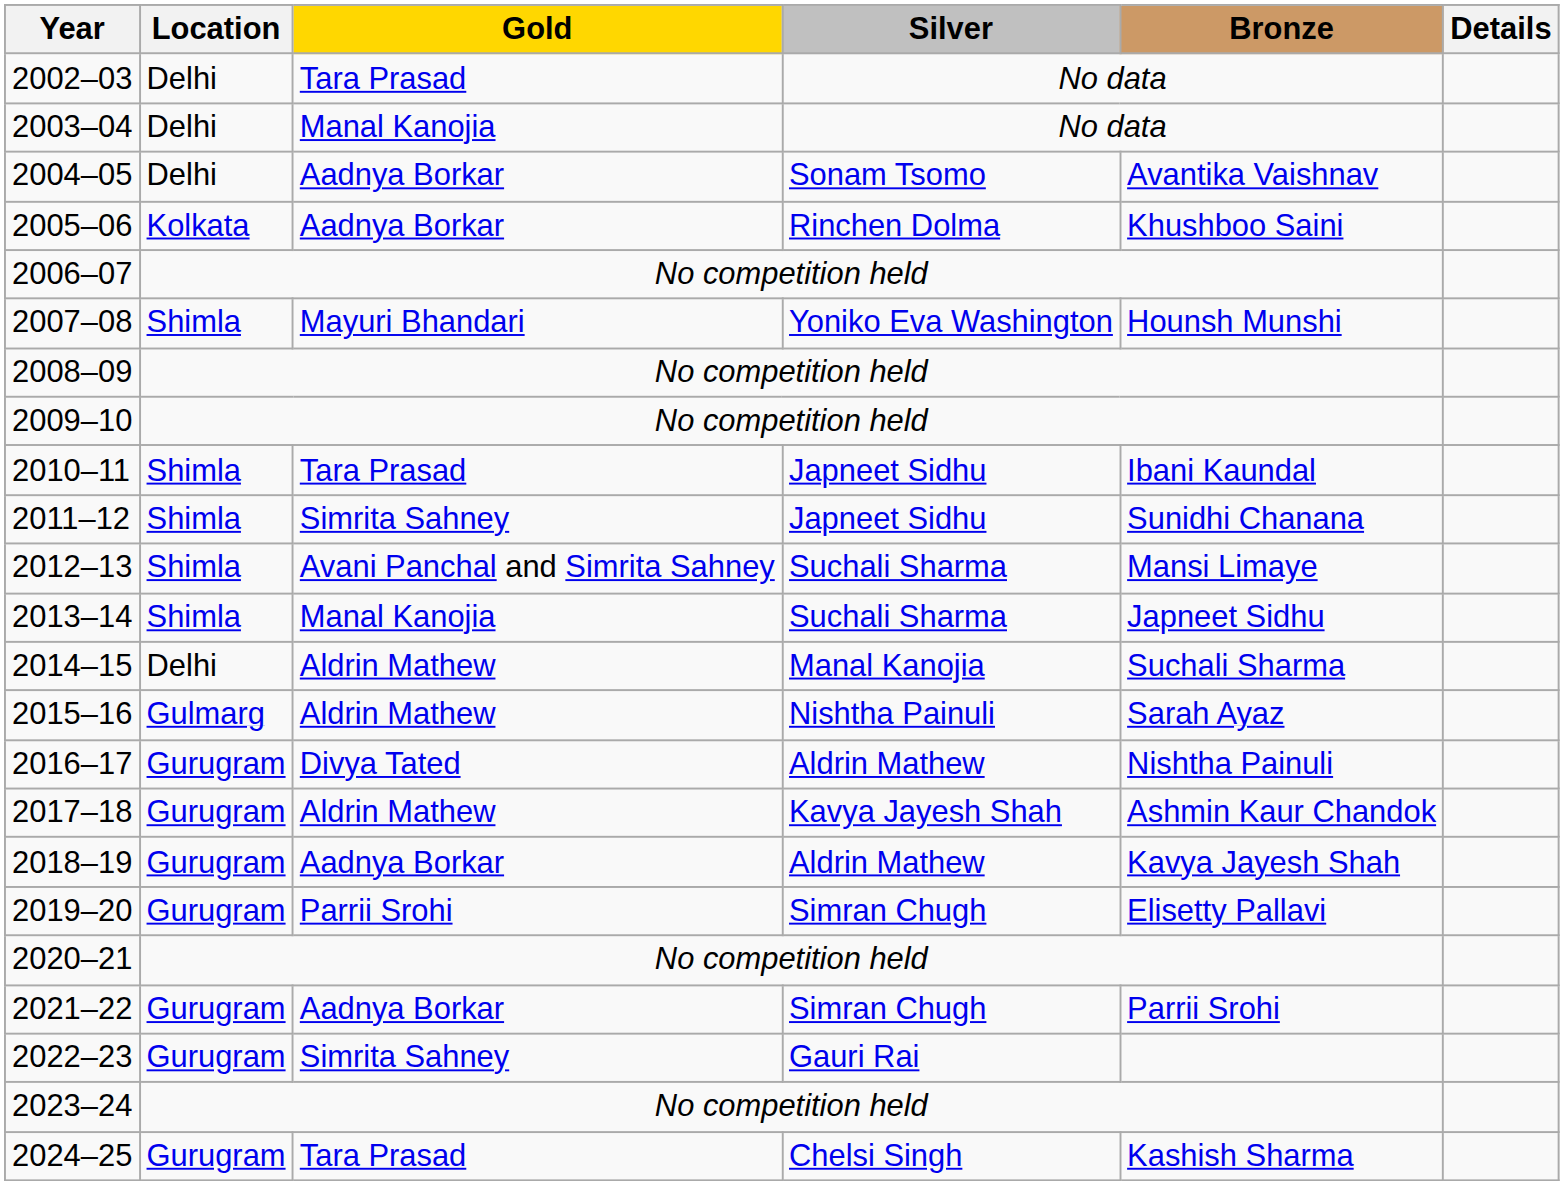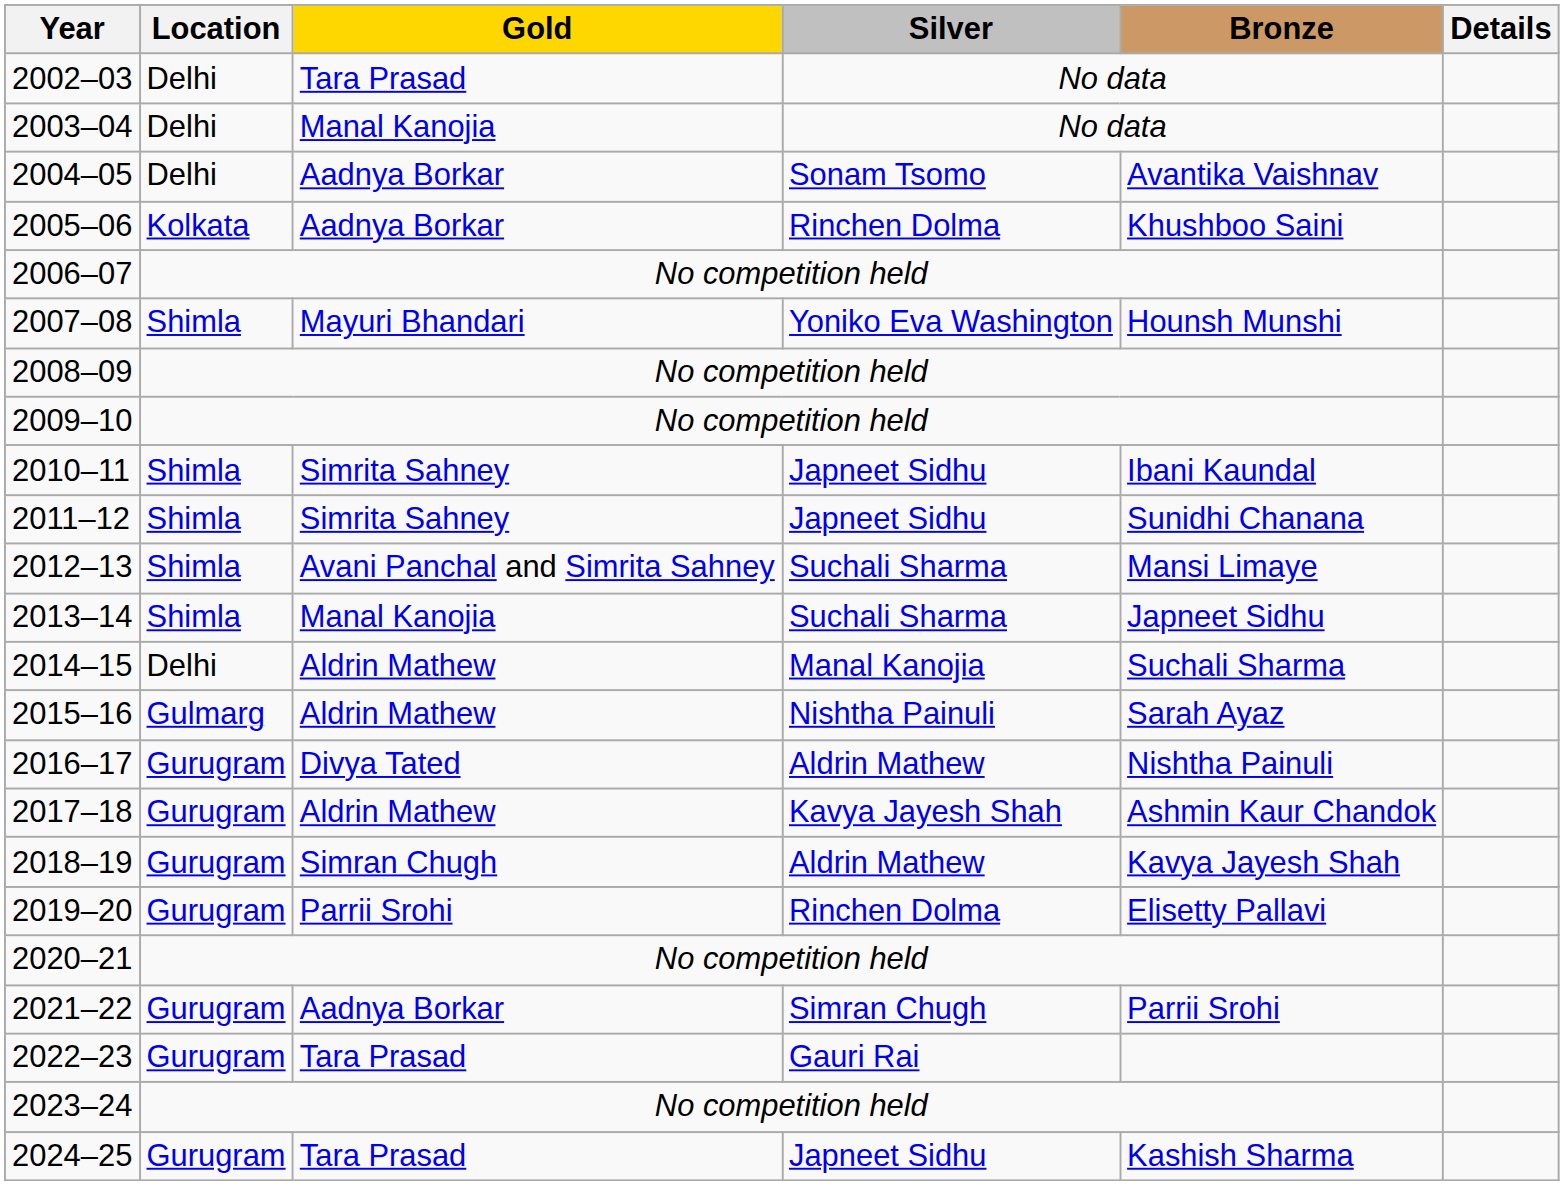(383, 469) Tara Prasad -> (405, 469) Simrita Sahney
(402, 861) Aadnya Borkar -> (399, 861) Simran Chugh
(888, 910) Simran Chugh -> (895, 910) Rinchen Dolma
(405, 1057) Simrita Sahney -> (383, 1057) Tara Prasad
(876, 1155) Chelsi Singh -> (888, 1155) Japneet Sidhu
